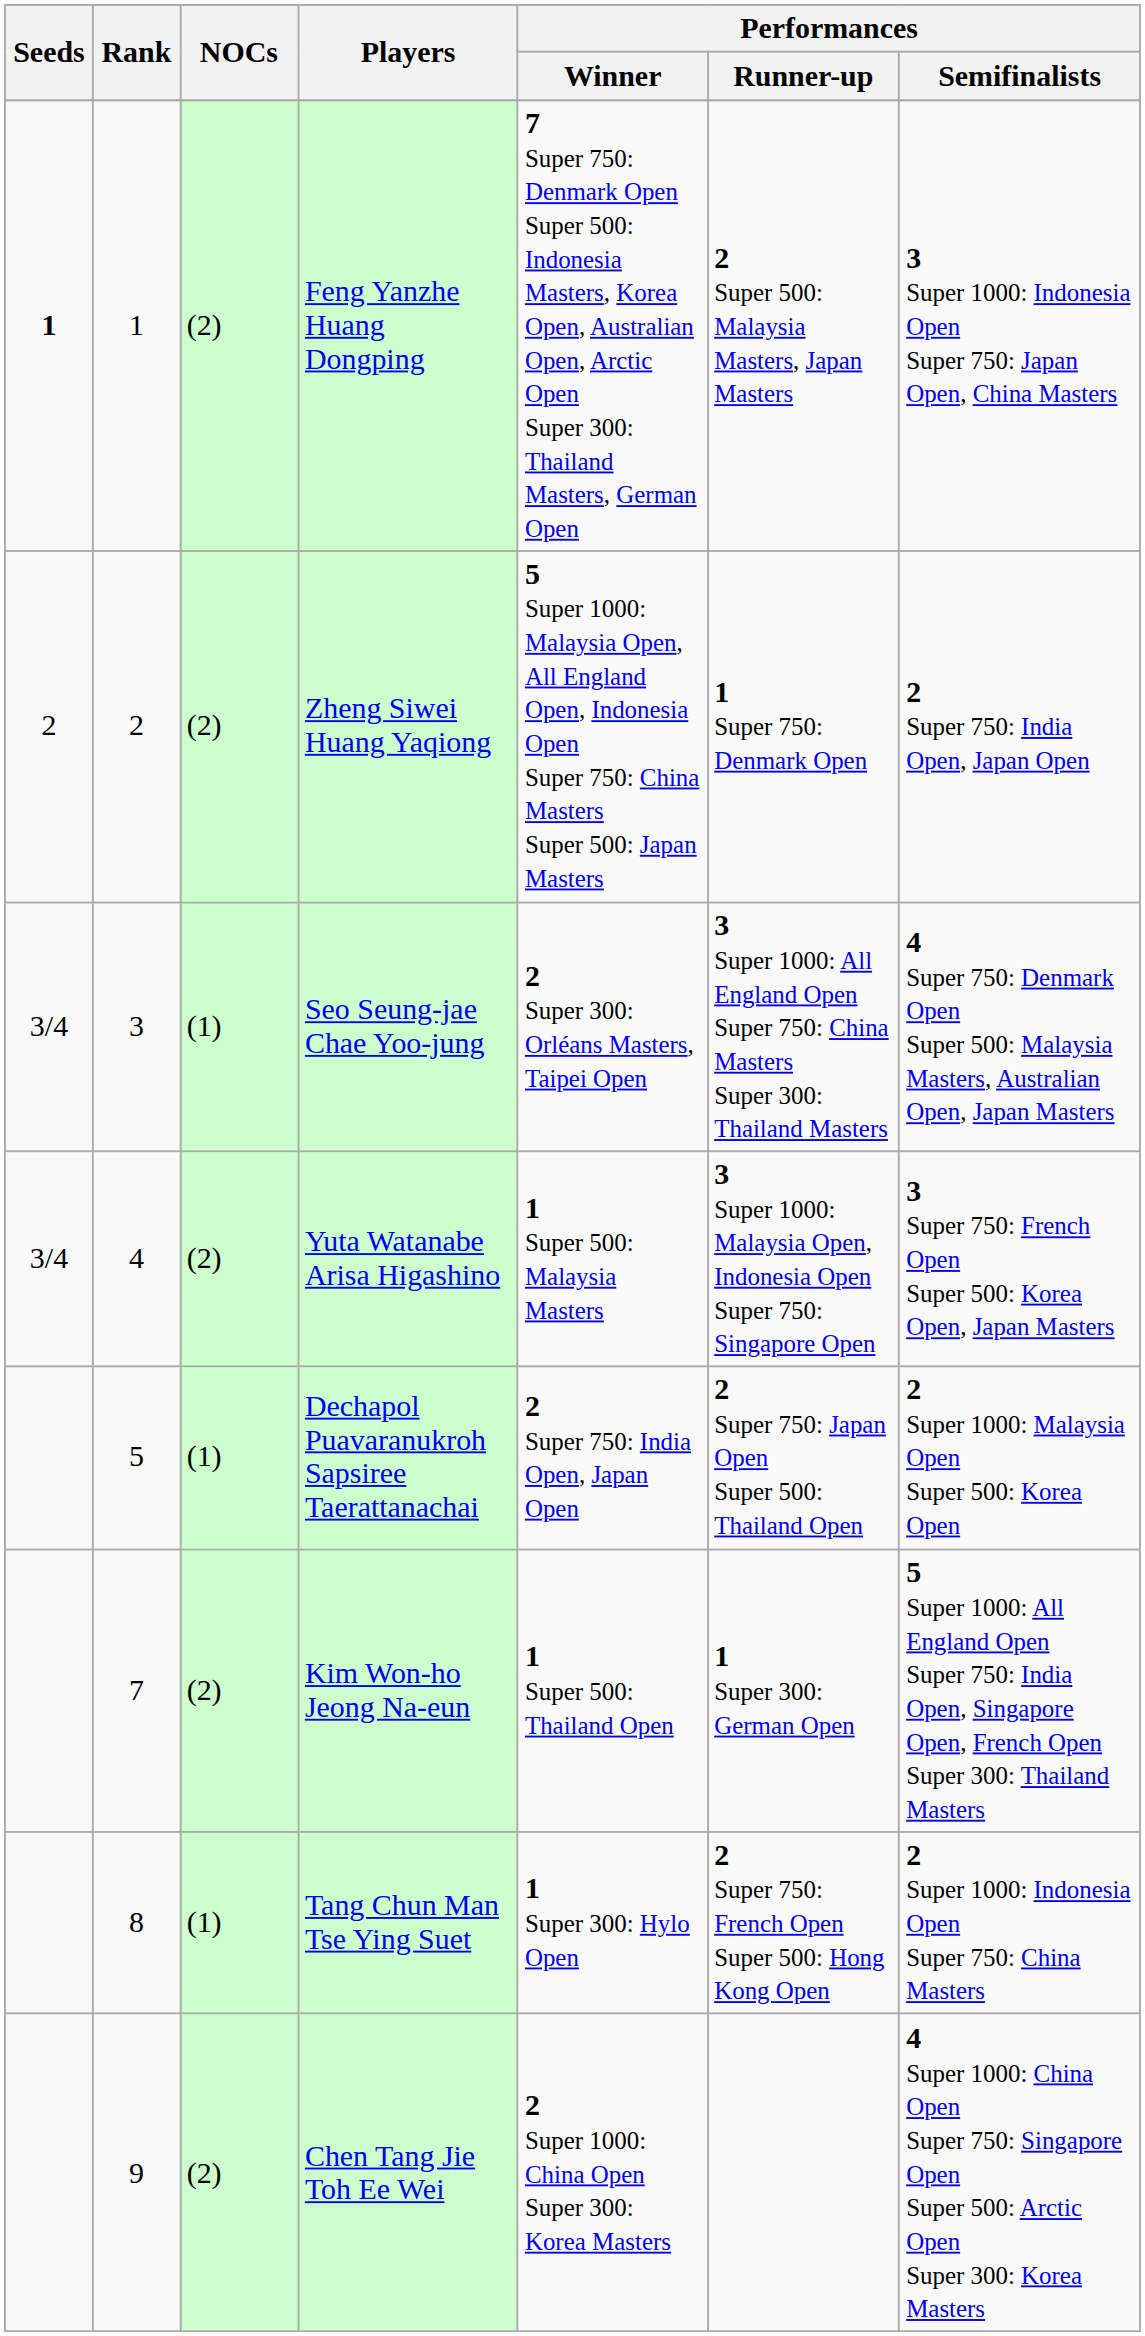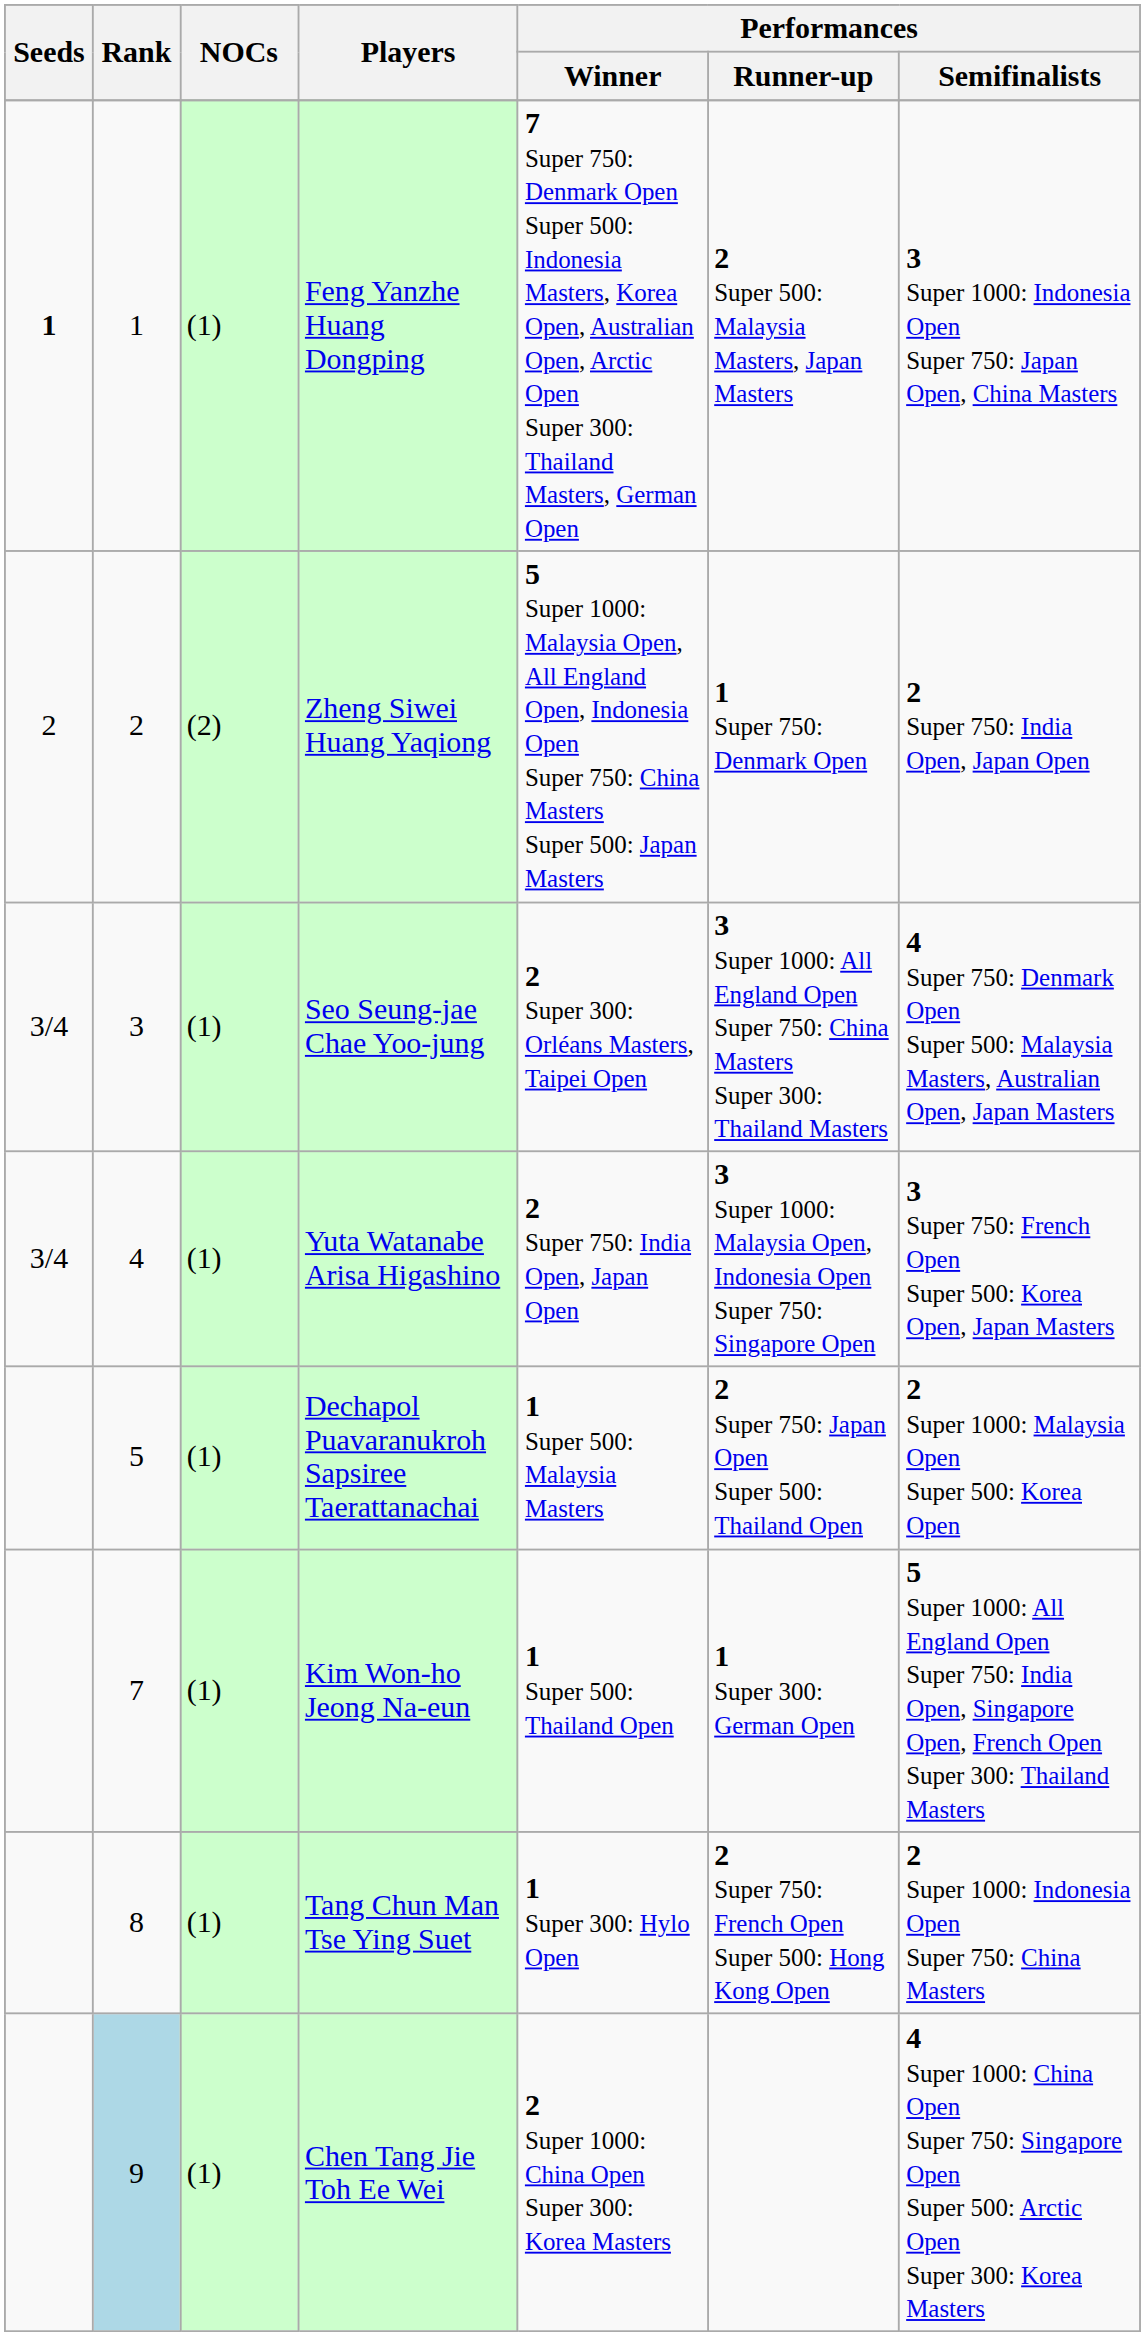(204, 325) (2) -> (204, 325) (1)
(204, 1258) (2) -> (204, 1258) (1)
(579, 1258) 1 Super 500: Malaysia Masters -> (608, 1258) 2 Super 750: India Open, Japan Open
(608, 1457) 2 Super 750: India Open, Japan Open -> (579, 1457) 1 Super 500: Malaysia Masters
(204, 1689) (2) -> (204, 1689) (1)
(136, 2171) no background -> (136, 2171) lightblue background
(204, 2171) (2) -> (204, 2171) (1)
